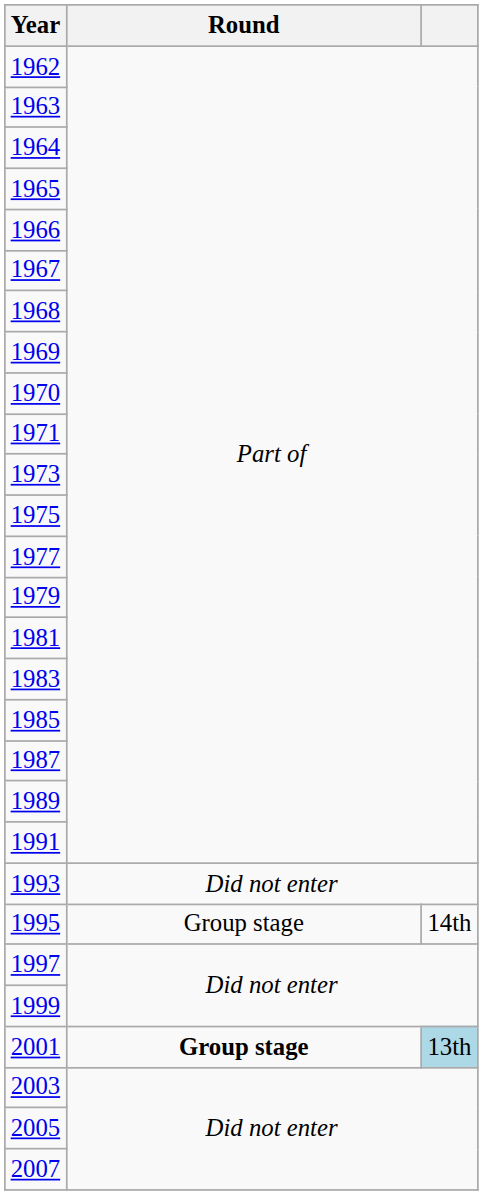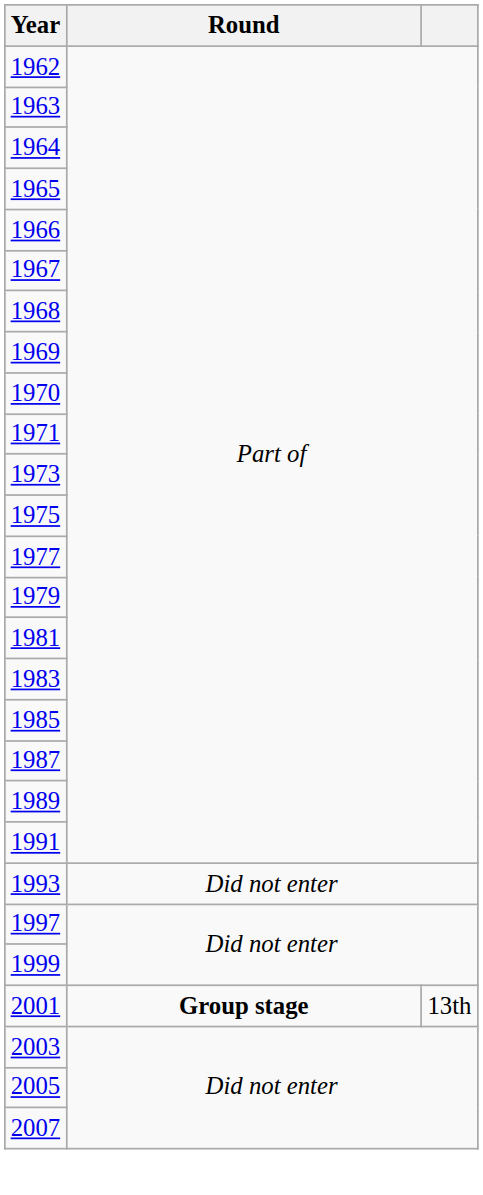- row: (35, 924)
(449, 1046) lightblue background -> (449, 1005) no background
